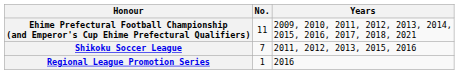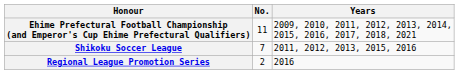(262, 62) 1 -> (262, 62) 2
